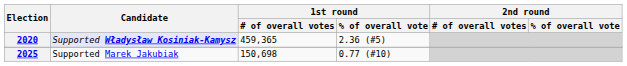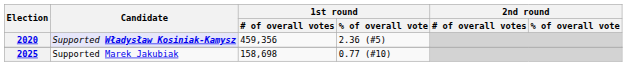(259, 40) 459,365 -> (259, 40) 459,356
(259, 54) 150,698 -> (259, 54) 158,698
